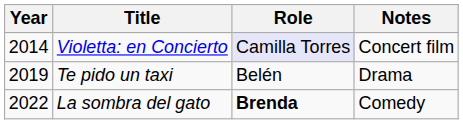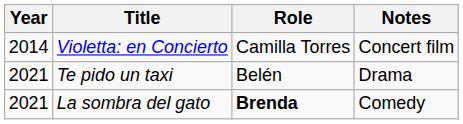(293, 47) lavender background -> (293, 47) no background
(29, 75) 2019 -> (29, 75) 2021
(29, 103) 2022 -> (29, 103) 2021
